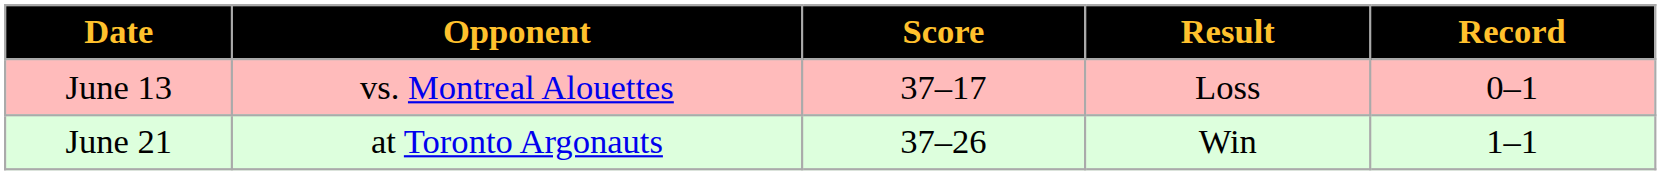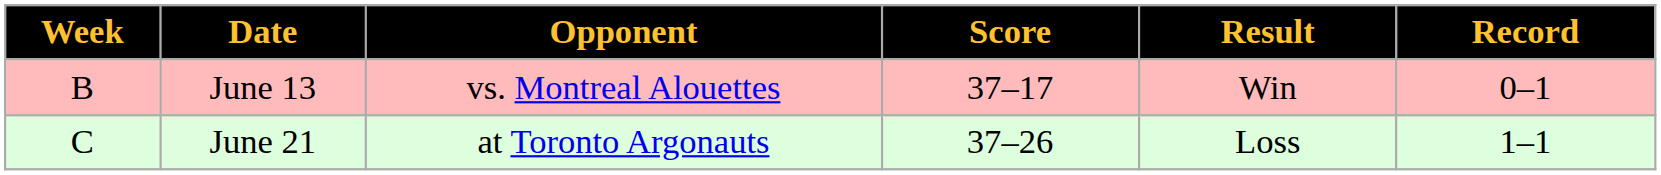+ column: (82, 31)
(1228, 86) Loss -> (1268, 86) Win
(1228, 141) Win -> (1268, 141) Loss
